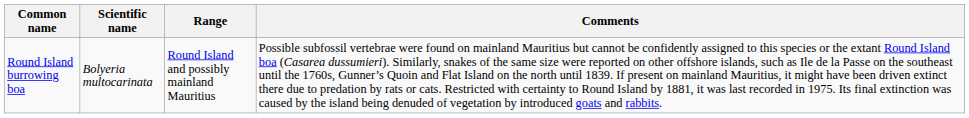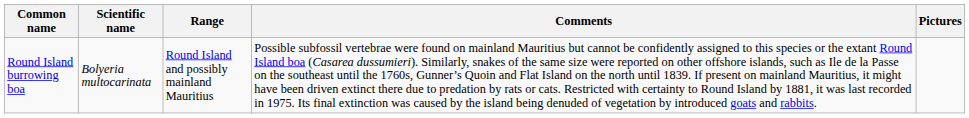+ column: (940, 21)
